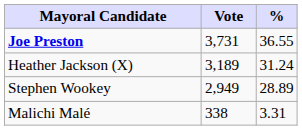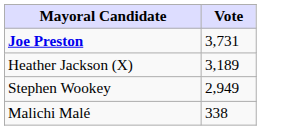- column: (277, 16)
